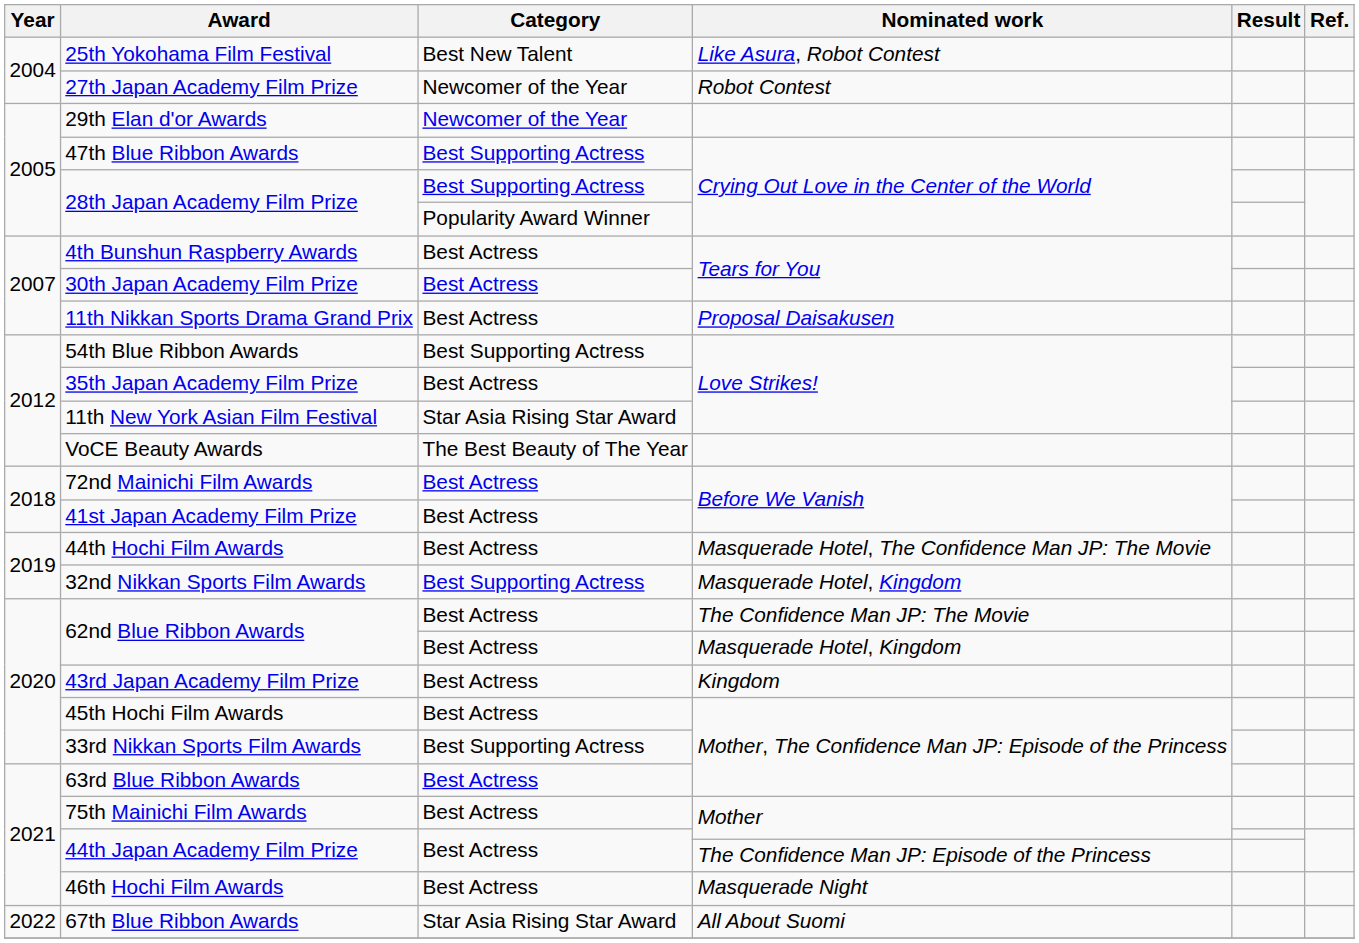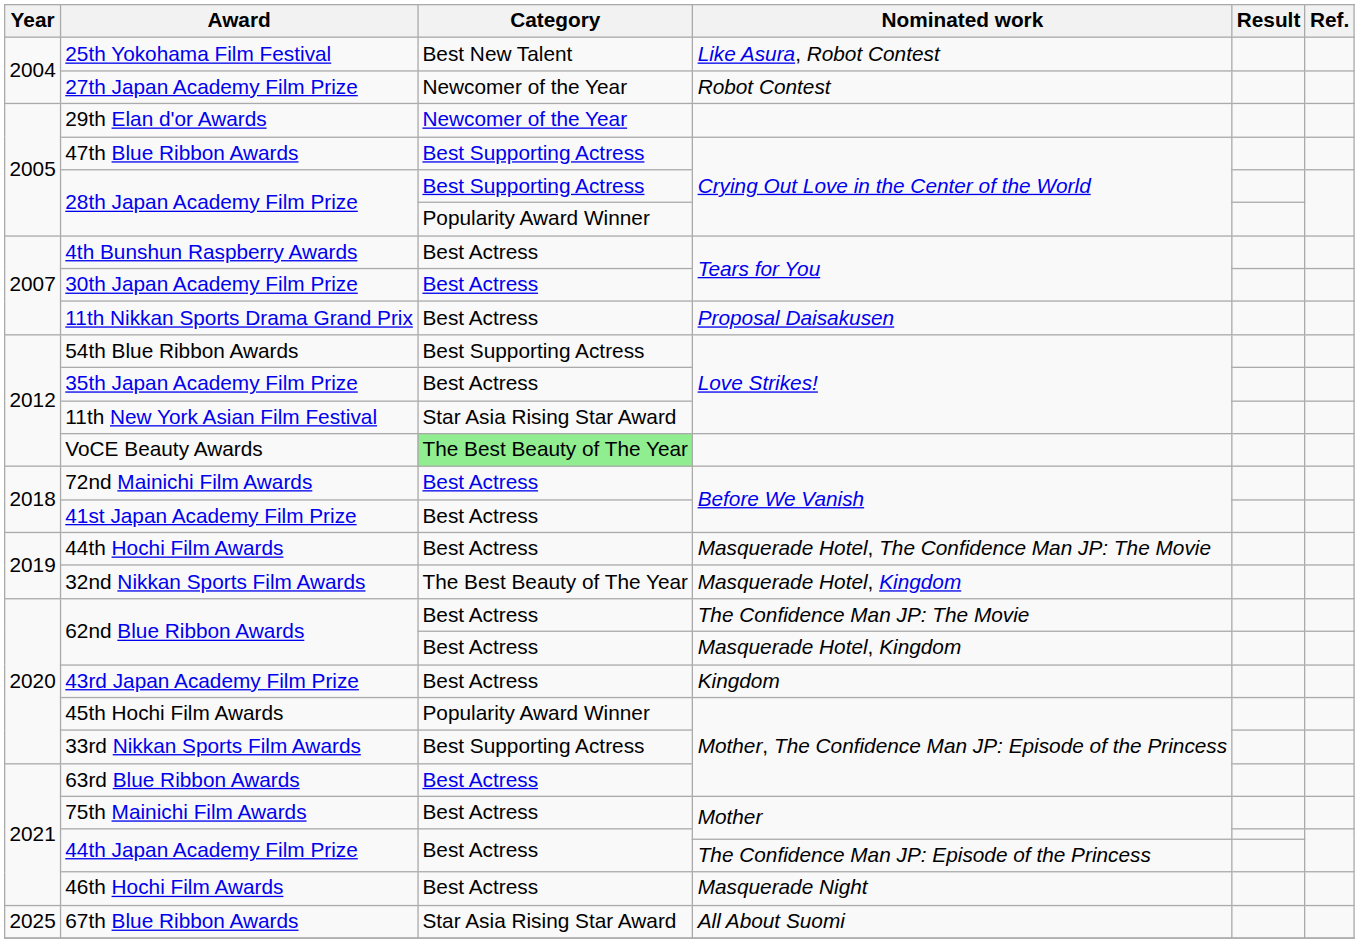(555, 449) no background -> (555, 449) lightgreen background
(533, 581) Best Supporting Actress -> (555, 581) The Best Beauty of The Year
(480, 713) Best Actress -> (536, 713) Popularity Award Winner
(33, 921) 2022 -> (33, 921) 2025
